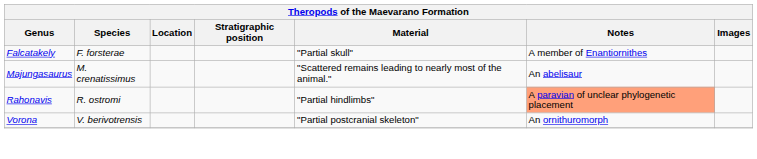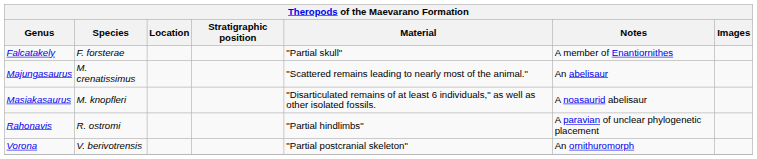+ row: (39, 100)
(602, 100) lightsalmon background -> (628, 126) no background
